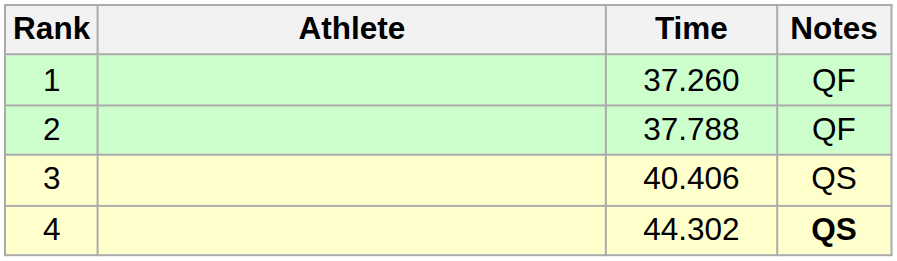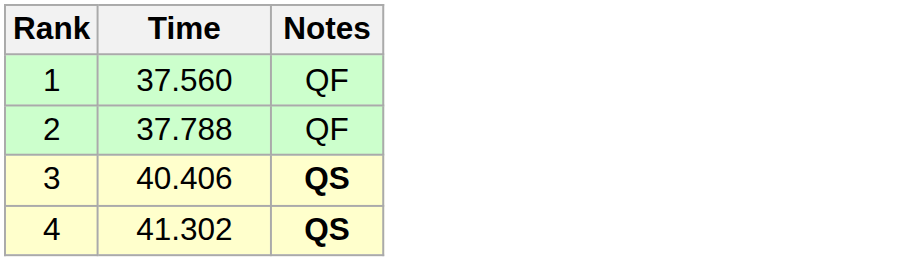- column: (352, 29)
(691, 79) 37.260 -> (184, 79) 37.560
(834, 179) normal -> (327, 179) bold
(691, 229) 44.302 -> (184, 229) 41.302
